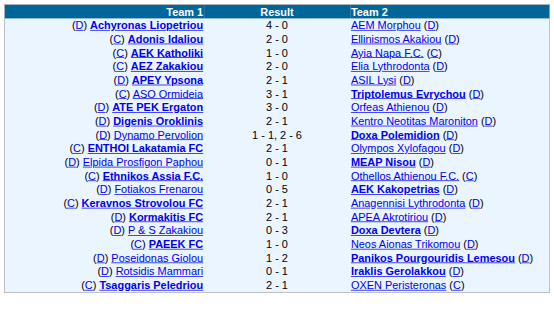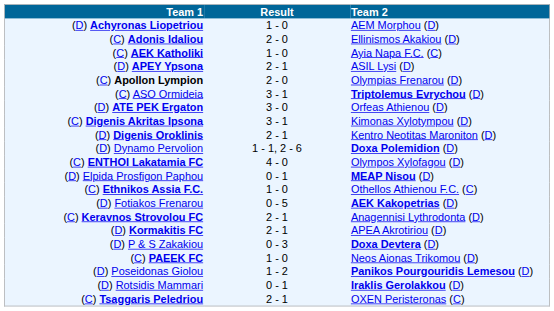(277, 25) 4 - 0 -> (277, 25) 1 - 0
- row: (158, 66)
+ row: (150, 80)
+ row: (135, 121)
(277, 148) 2 - 1 -> (277, 162) 4 - 0
